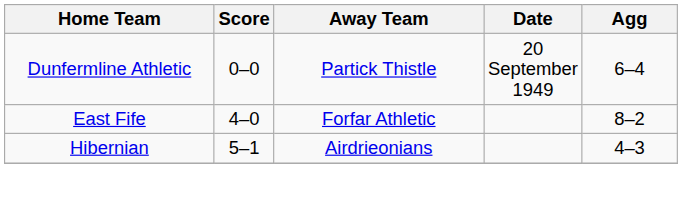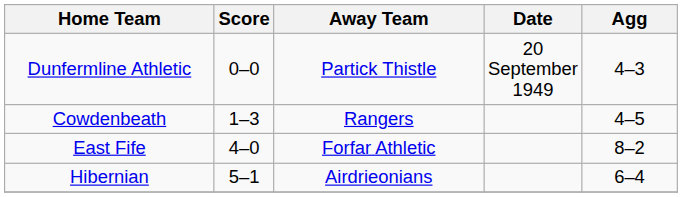(630, 68) 6–4 -> (630, 68) 4–3
+ row: (109, 118)
(630, 148) 4–3 -> (630, 177) 6–4
